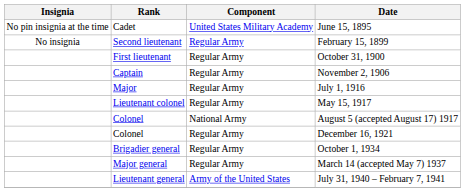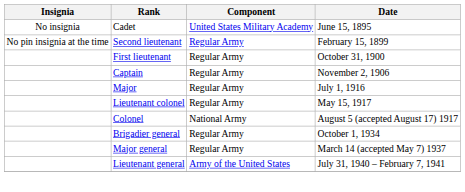(58, 27) No pin insignia at the time -> (58, 27) No insignia
(58, 42) No insignia -> (58, 42) No pin insignia at the time
- row: (355, 133)
